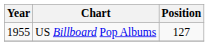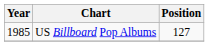(19, 31) 1955 -> (19, 31) 1985
